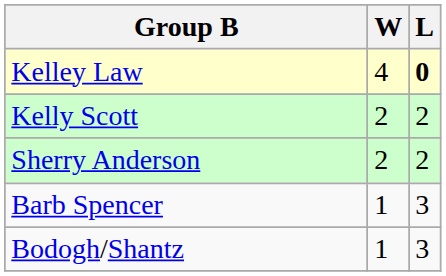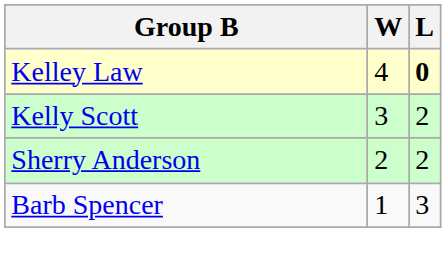(381, 115) 2 -> (381, 115) 3
- row: (98, 248)
